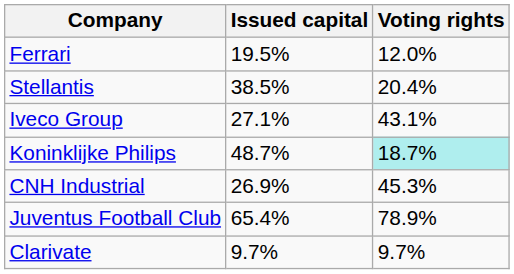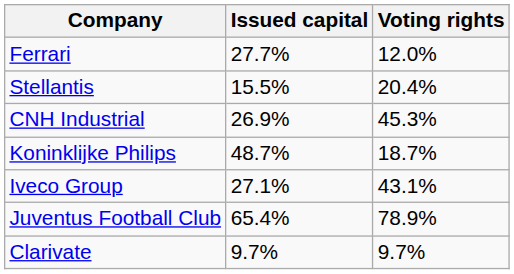(260, 53) 19.5% -> (260, 53) 27.7%
(260, 86) 38.5% -> (260, 86) 15.5%
rows swapped: (77, 185) <-> (66, 119)
(407, 152) paleturquoise background -> (407, 152) no background
